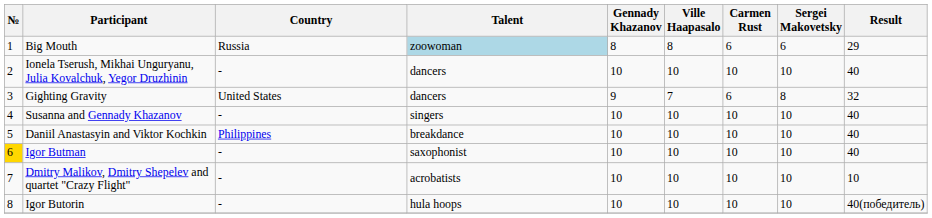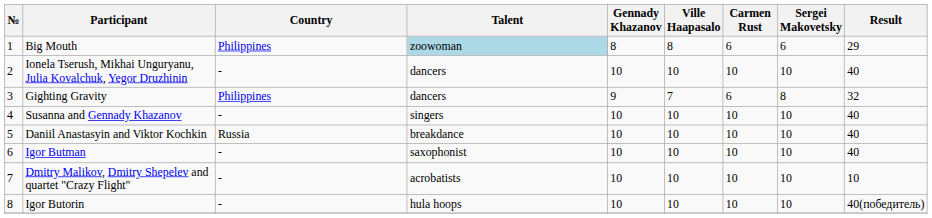(234, 45) Russia -> (245, 45) Philippines
(250, 96) United States -> (245, 96) Philippines
(245, 134) Philippines -> (234, 134) Russia
(10, 153) gold background -> (10, 153) no background
